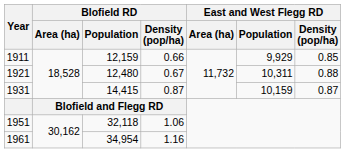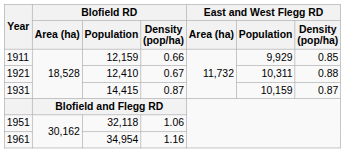(122, 73) 12,480 -> (122, 73) 12,410
